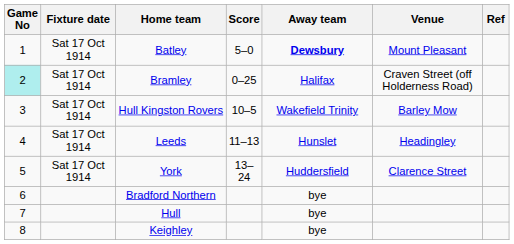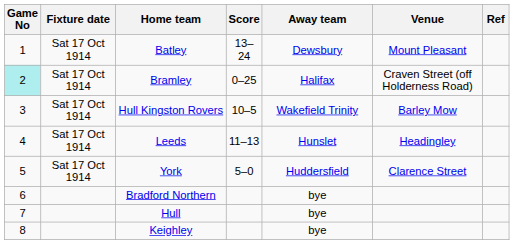(244, 50) 5–0 -> (244, 50) 13–24
(317, 50) bold -> (317, 50) normal
(244, 171) 13–24 -> (244, 171) 5–0
